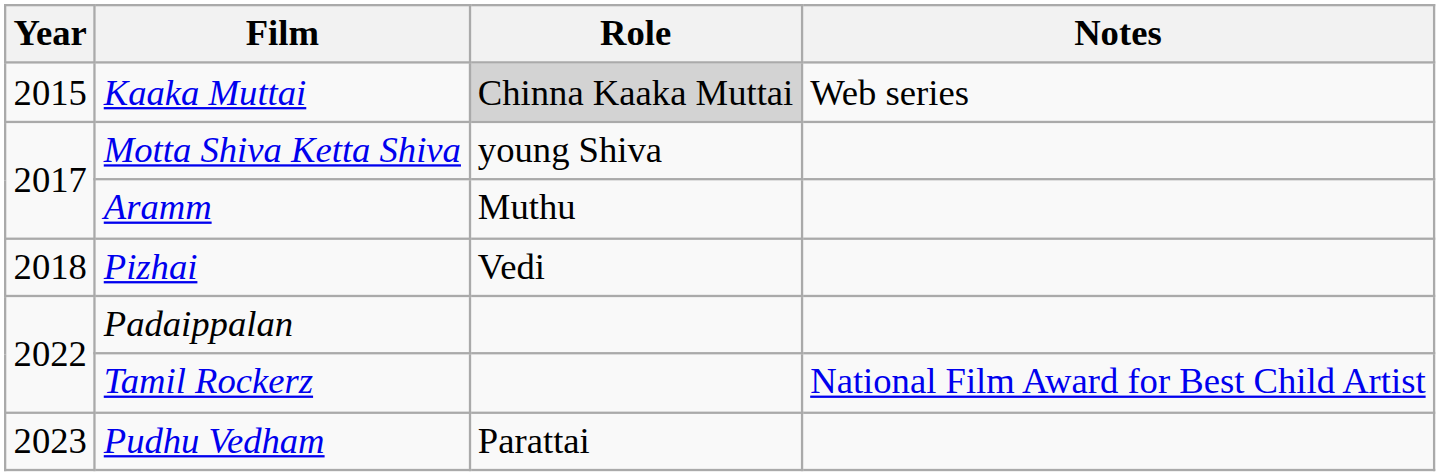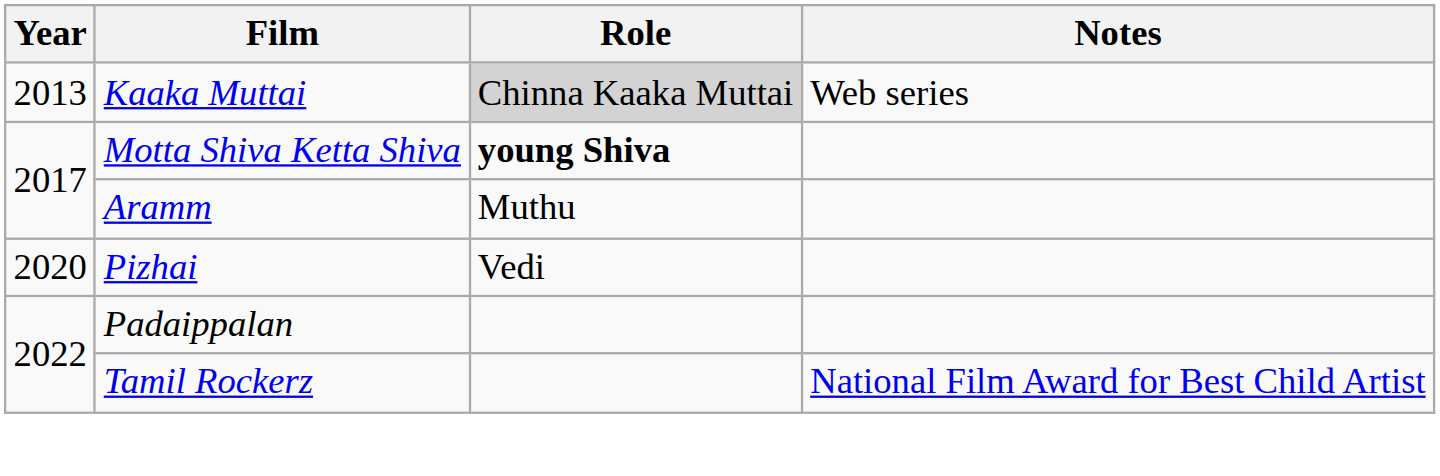(50, 91) 2015 -> (50, 91) 2013
(570, 149) normal -> (574, 149) bold
(50, 265) 2018 -> (50, 265) 2020
- row: (214, 440)
